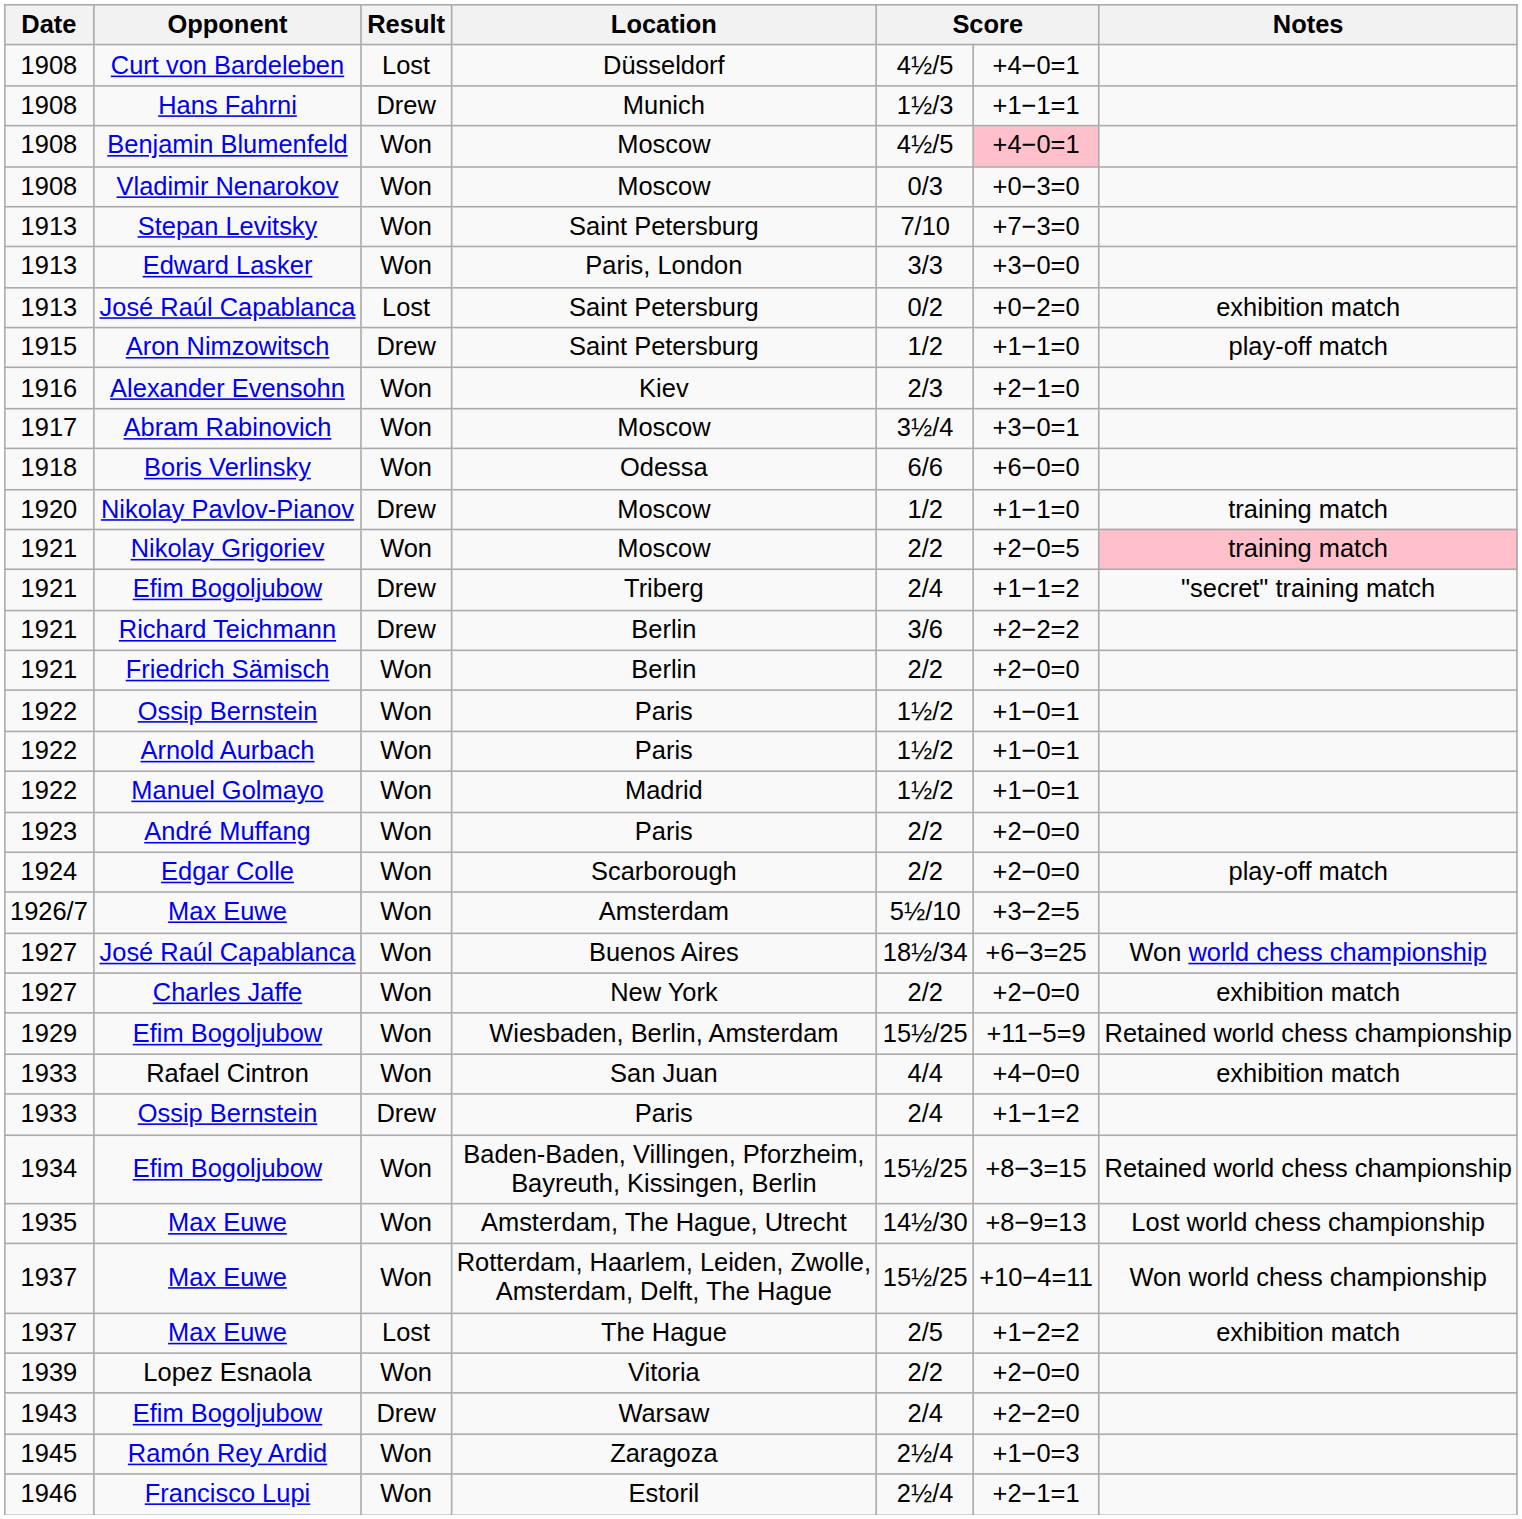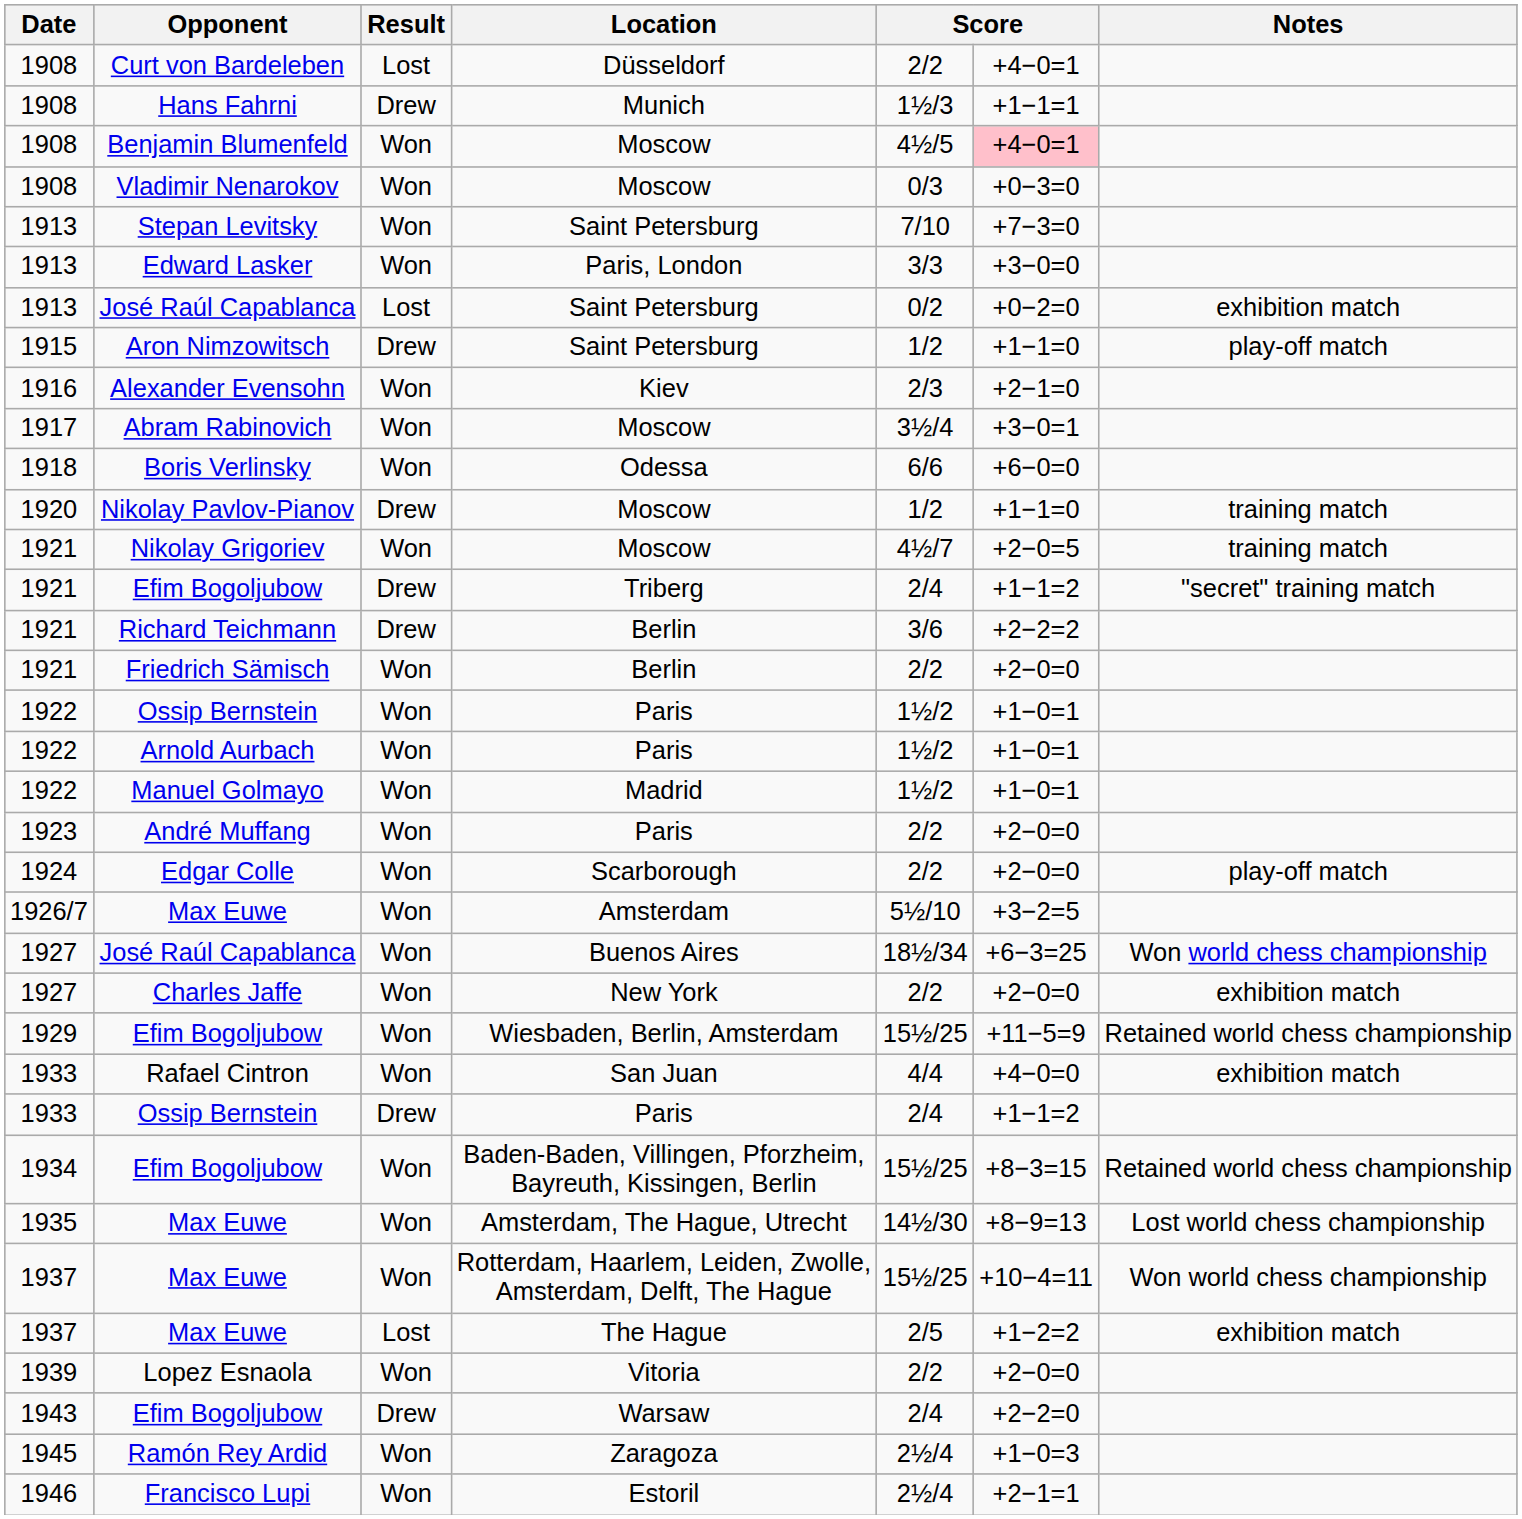(925, 65) 4½/5 -> (925, 65) 2/2
(925, 549) 2/2 -> (925, 549) 4½/7
(1308, 549) pink background -> (1308, 549) no background
